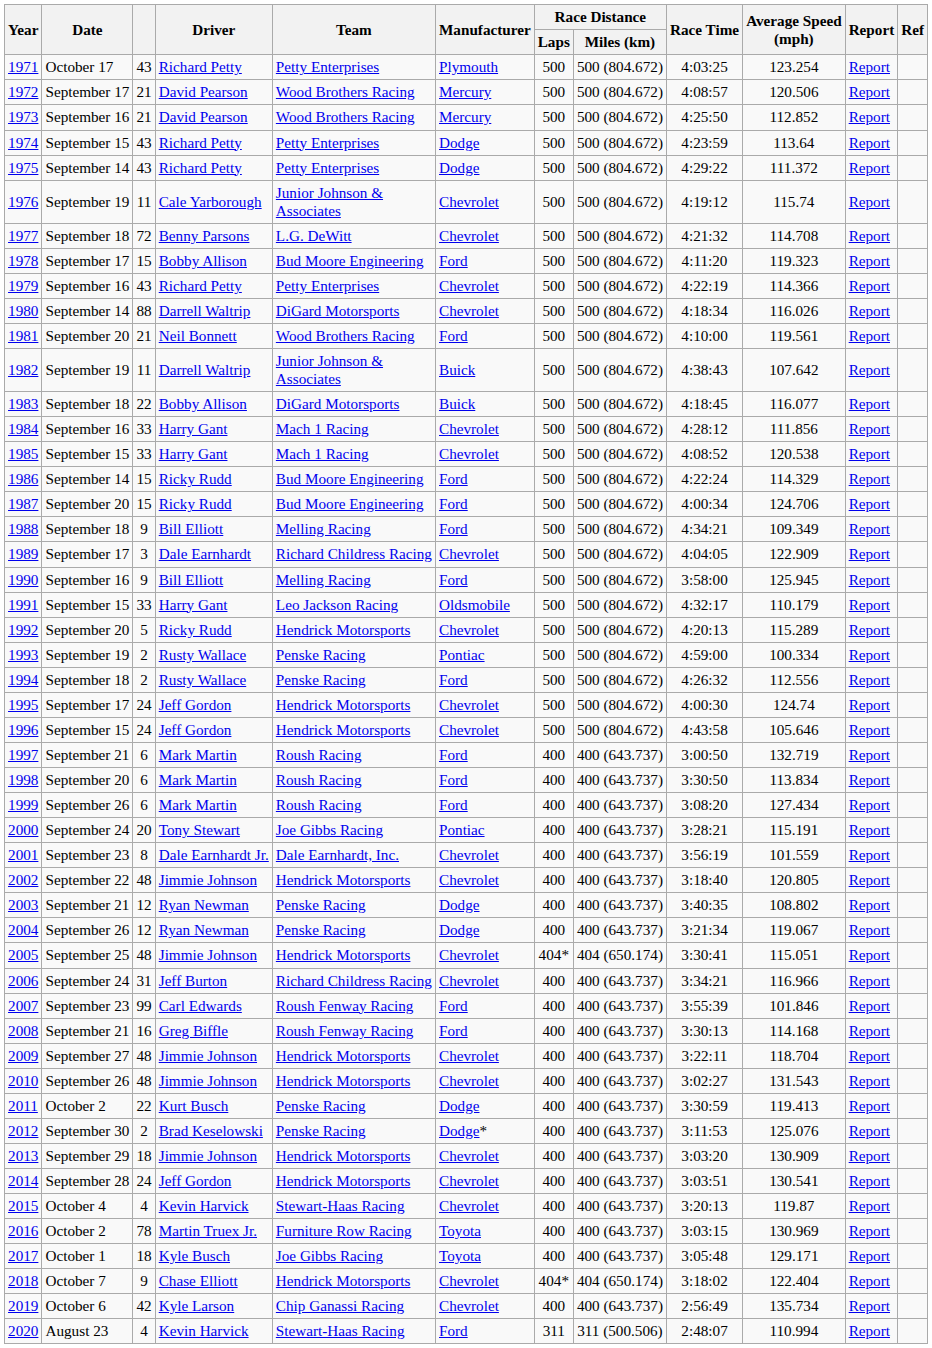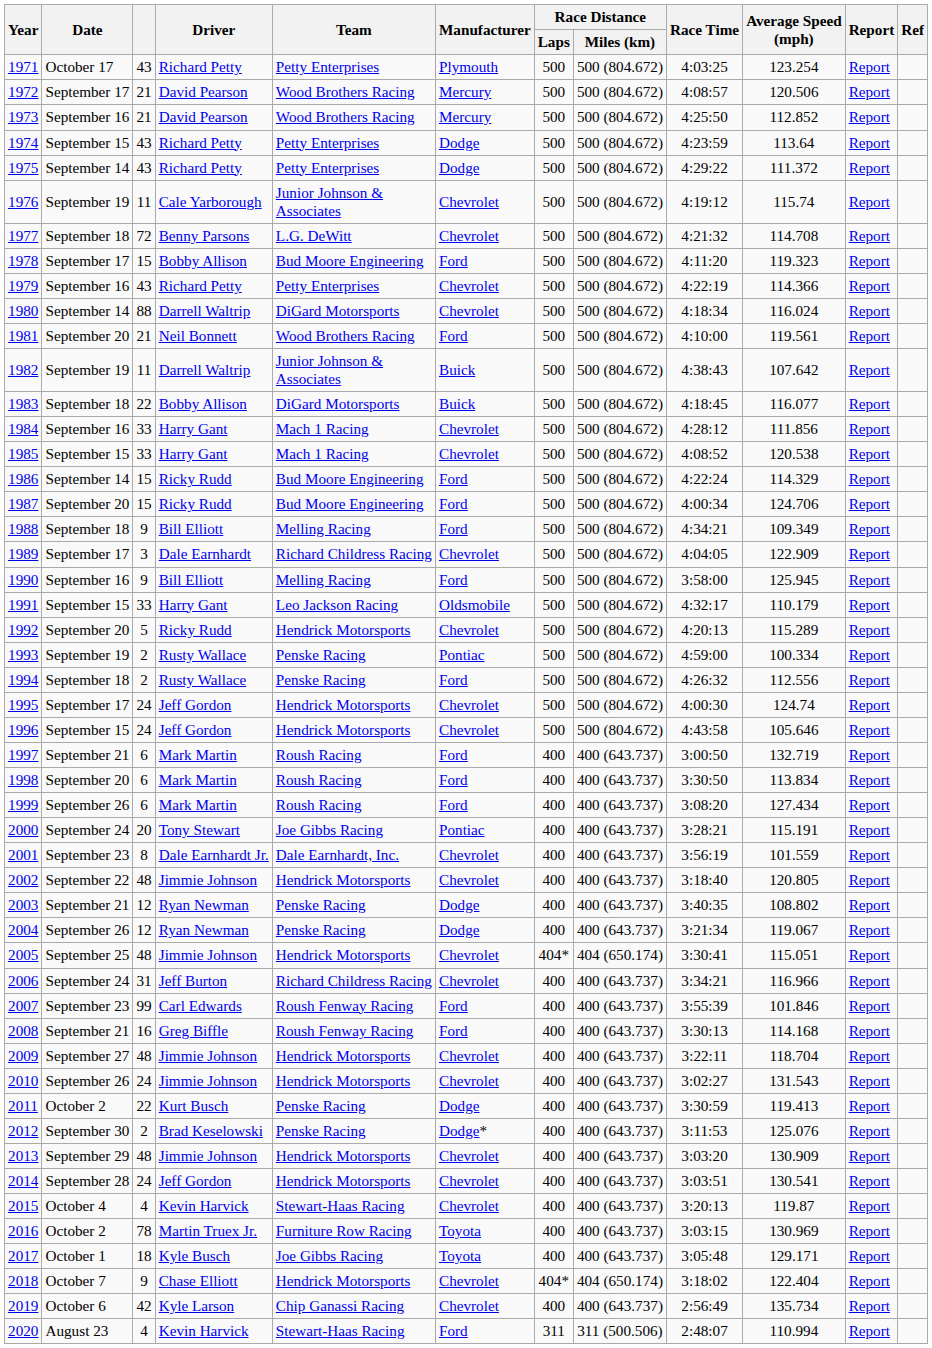(794, 310) 116.026 -> (794, 310) 116.024
(144, 1080) 48 -> (144, 1080) 24
(144, 1155) 18 -> (144, 1155) 48
